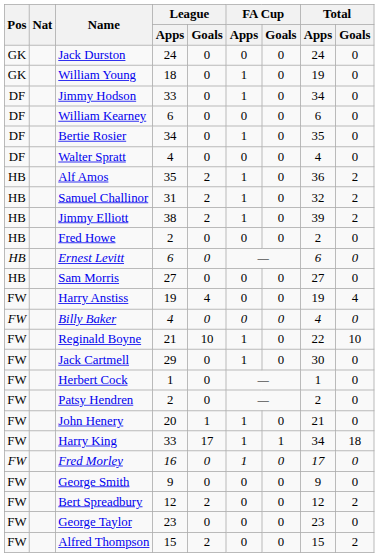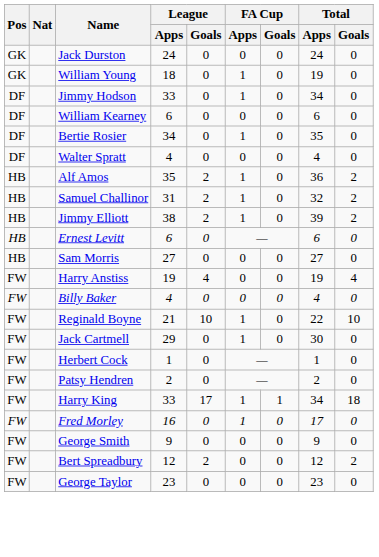- row: (87, 237)
- row: (91, 420)
- row: (104, 542)
